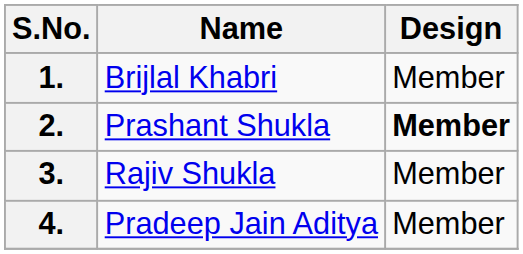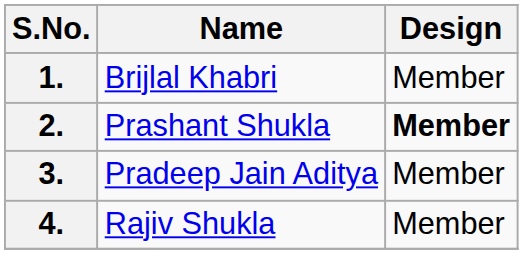(190, 175) Rajiv Shukla -> (241, 175) Pradeep Jain Aditya
(241, 223) Pradeep Jain Aditya -> (190, 223) Rajiv Shukla
